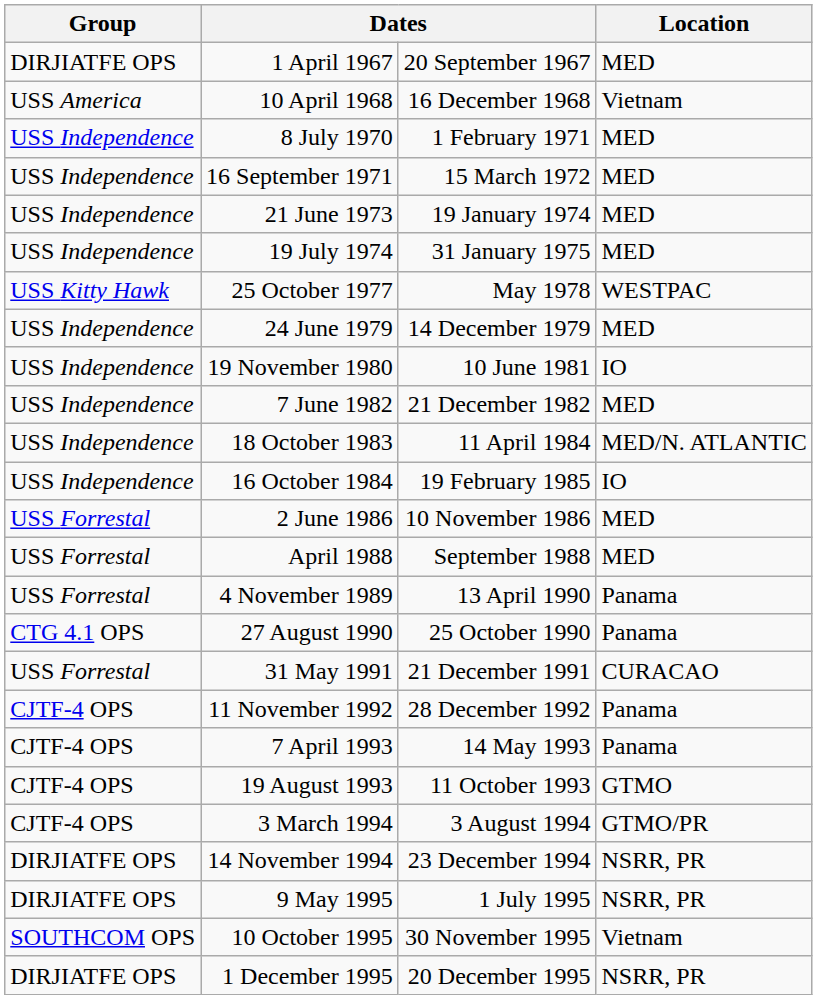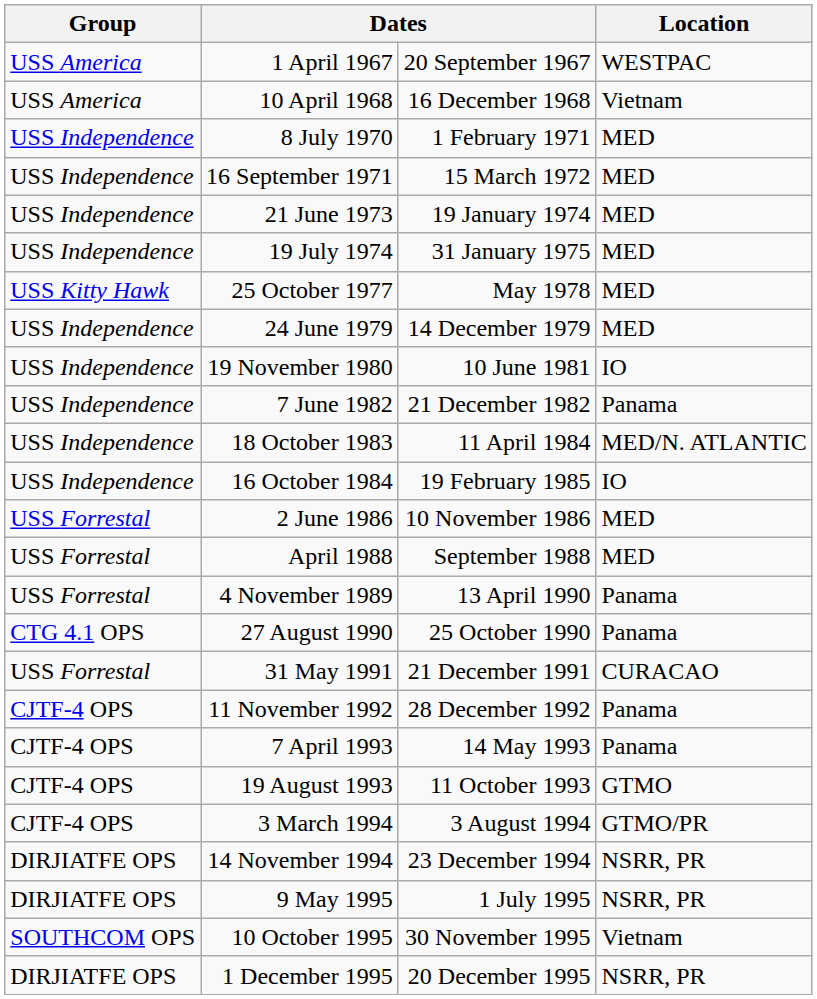(93, 61) DIRJIATFE OPS -> (76, 61) USS America
(628, 61) MED -> (656, 61) WESTPAC
(656, 289) WESTPAC -> (628, 289) MED
(628, 404) MED -> (639, 404) Panama
